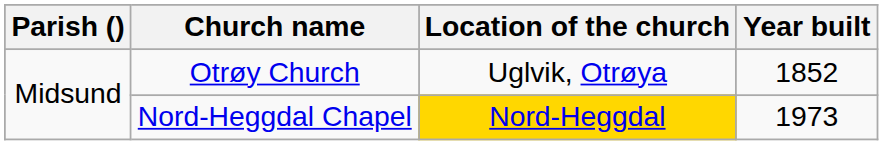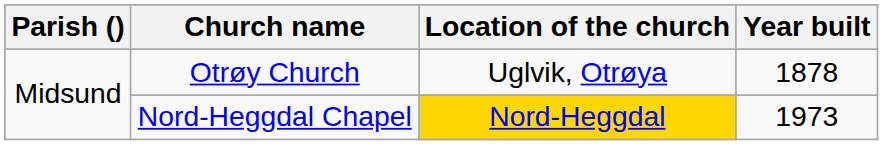(807, 71) 1852 -> (807, 71) 1878
